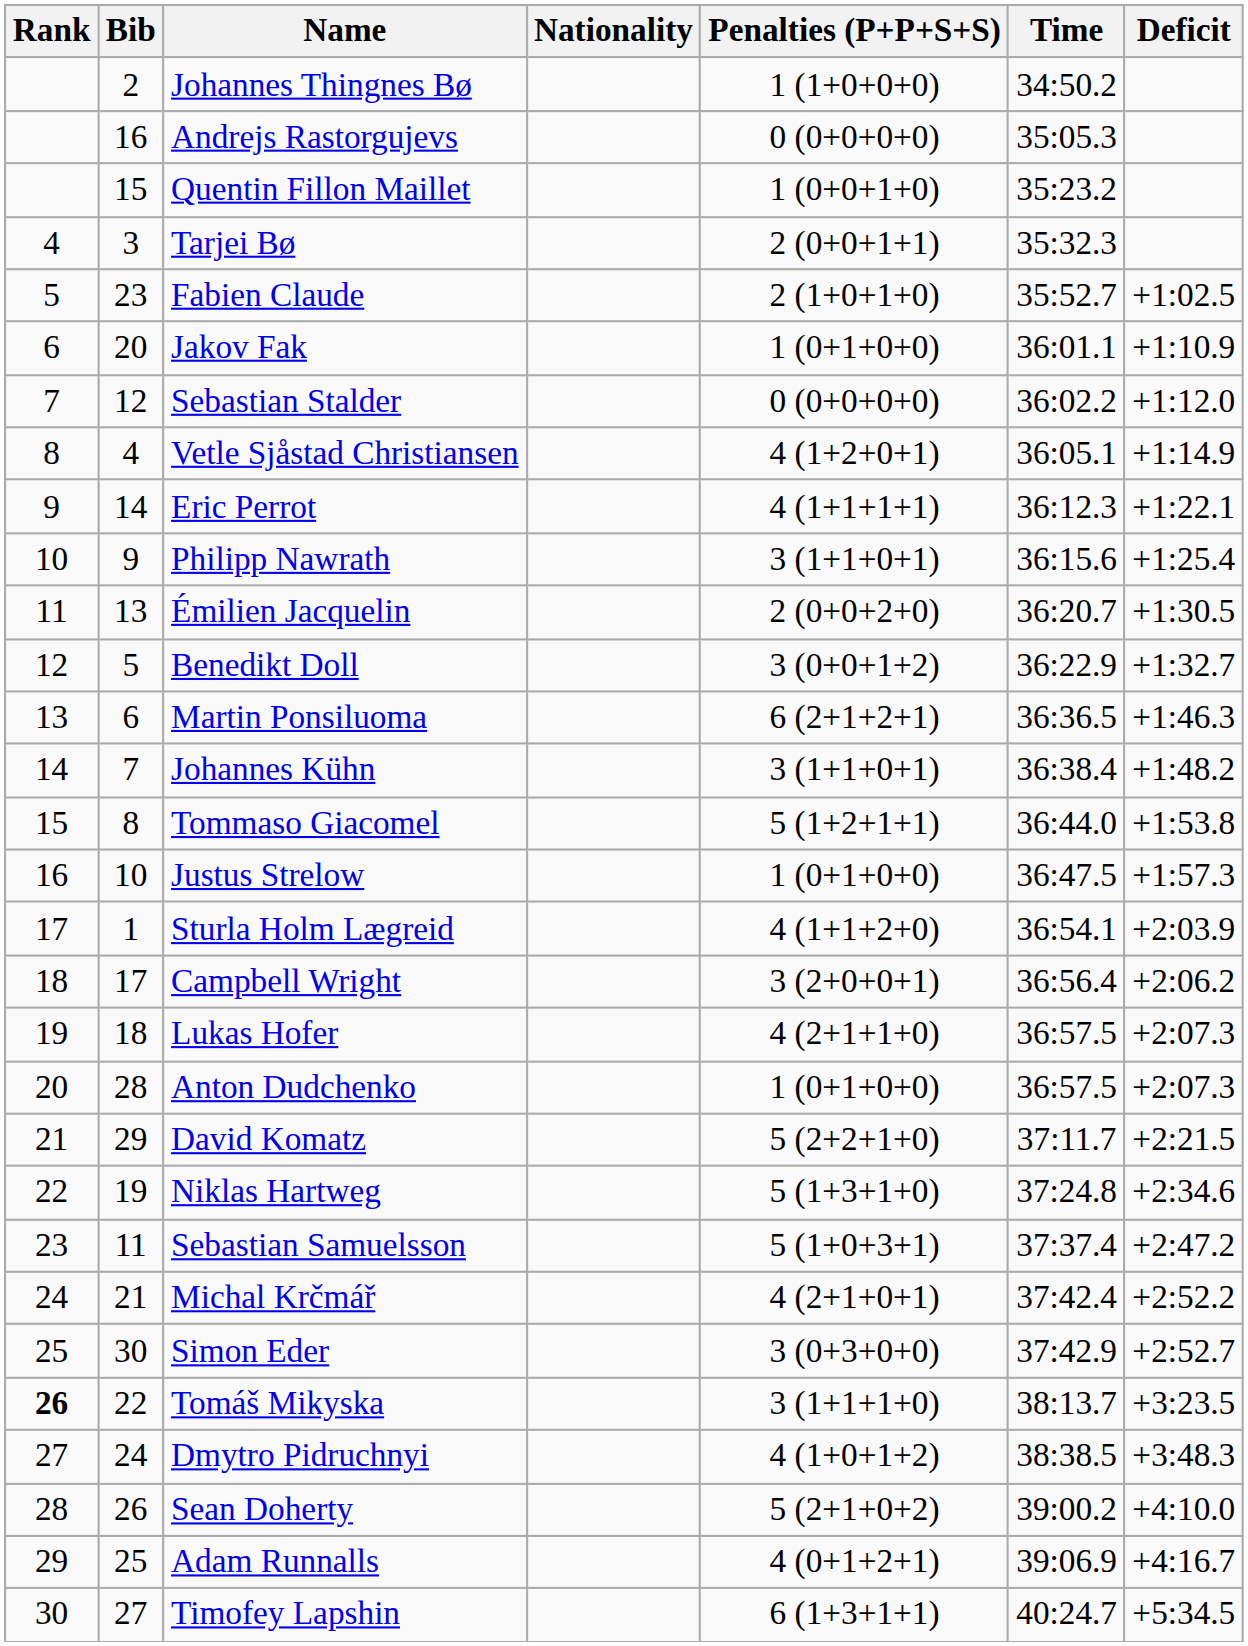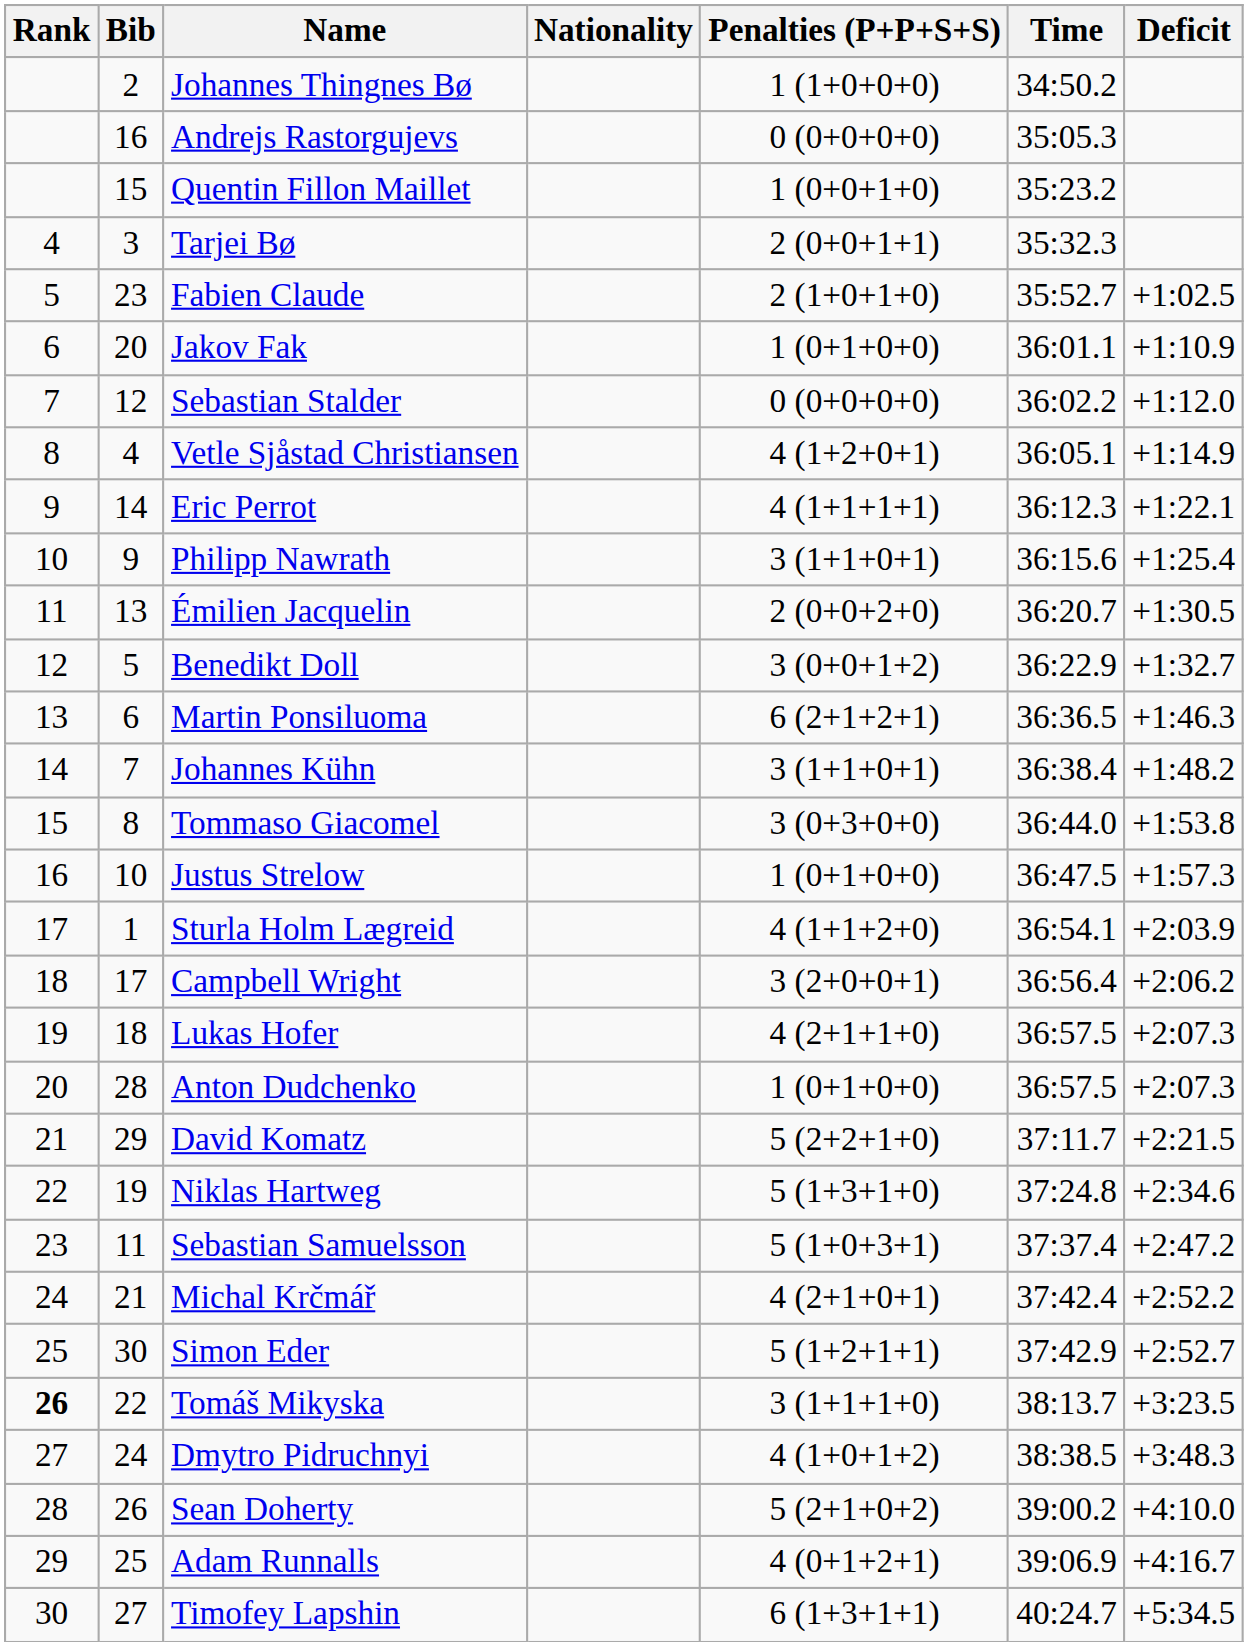(855, 822) 5 (1+2+1+1) -> (855, 822) 3 (0+3+0+0)
(855, 1350) 3 (0+3+0+0) -> (855, 1350) 5 (1+2+1+1)
